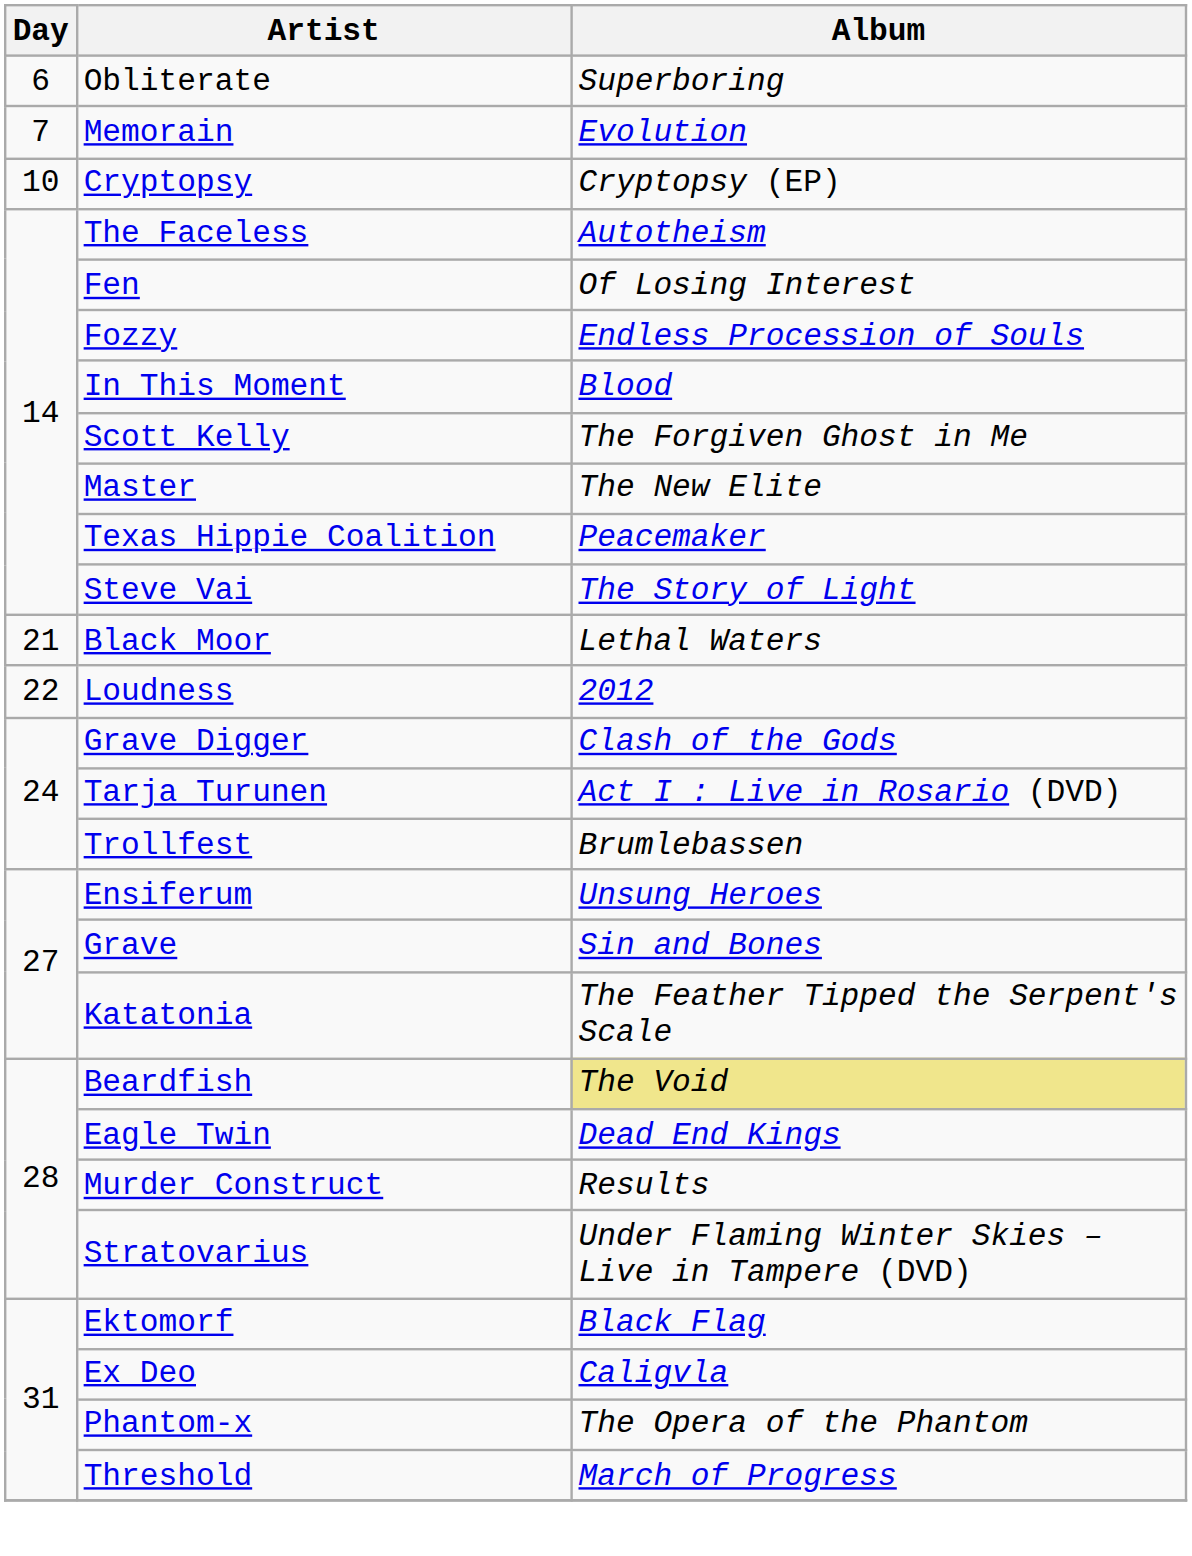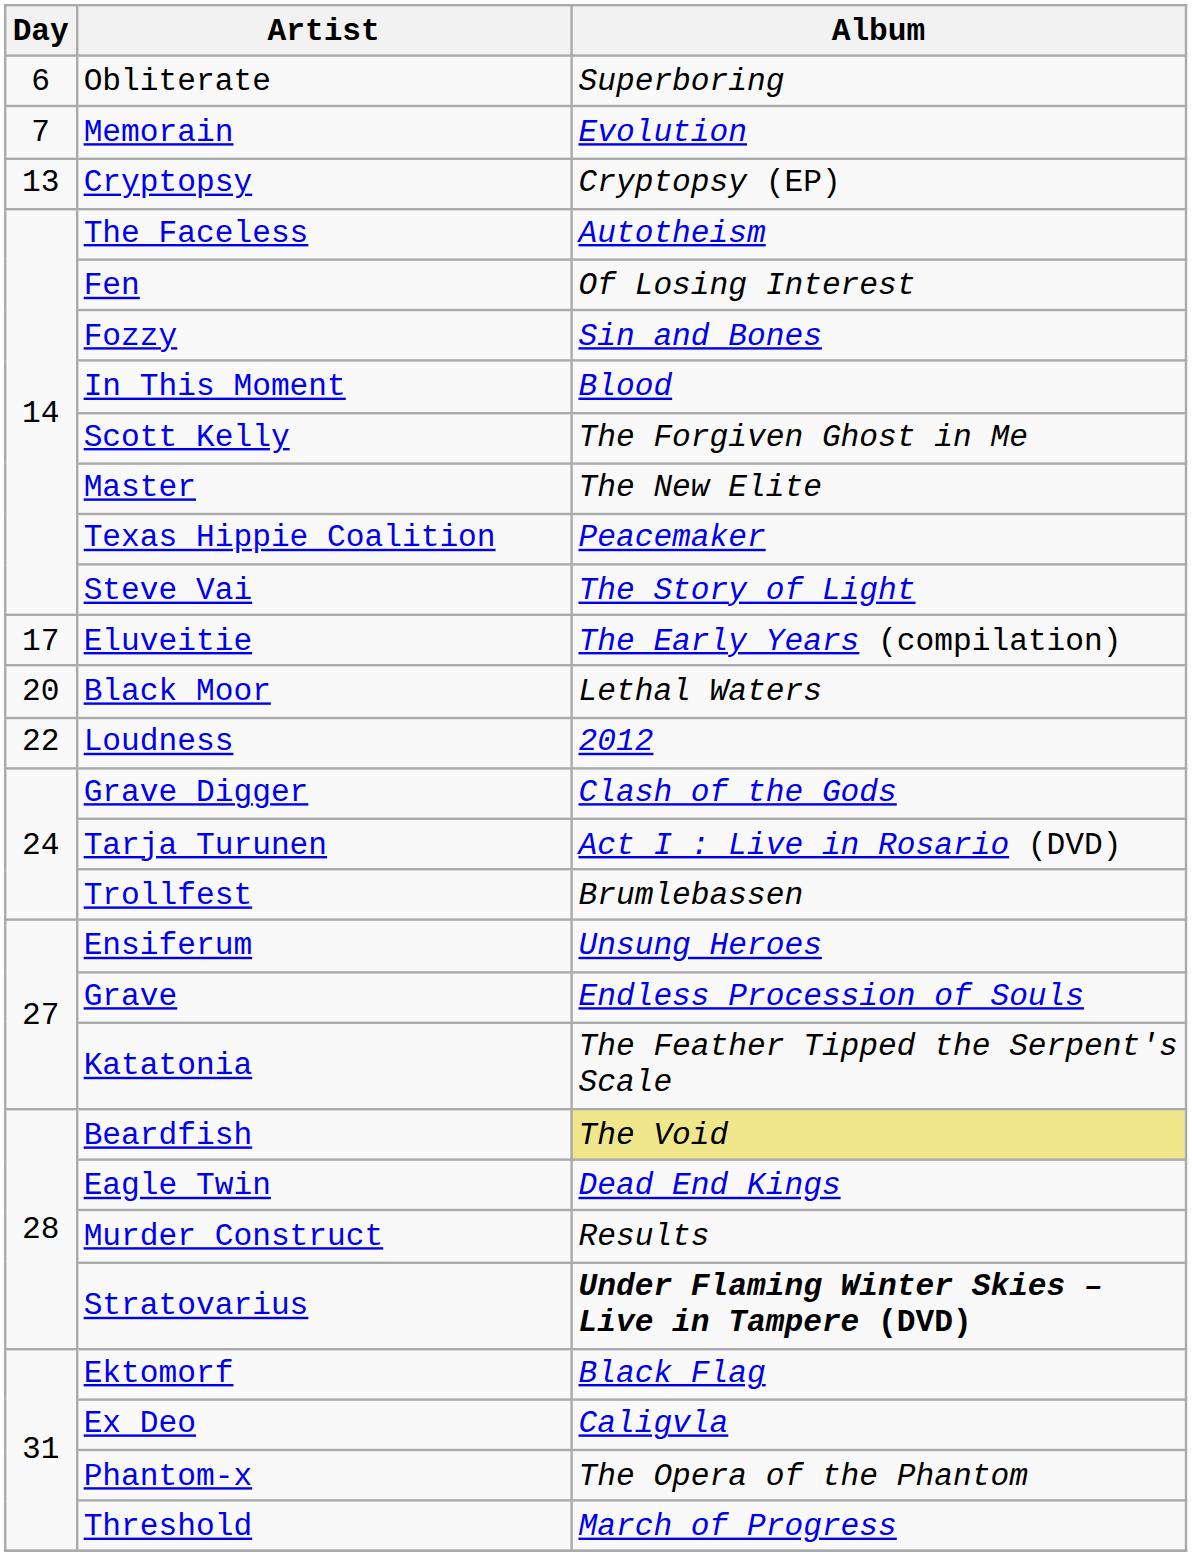(41, 183) 10 -> (41, 183) 13
(831, 336) Endless Procession of Souls -> (700, 336) Sin and Bones
+ row: (168, 641)
(41, 641) 21 -> (41, 692) 20
(700, 946) Sin and Bones -> (831, 997) Endless Procession of Souls
(841, 1254) normal -> (841, 1305) bold
